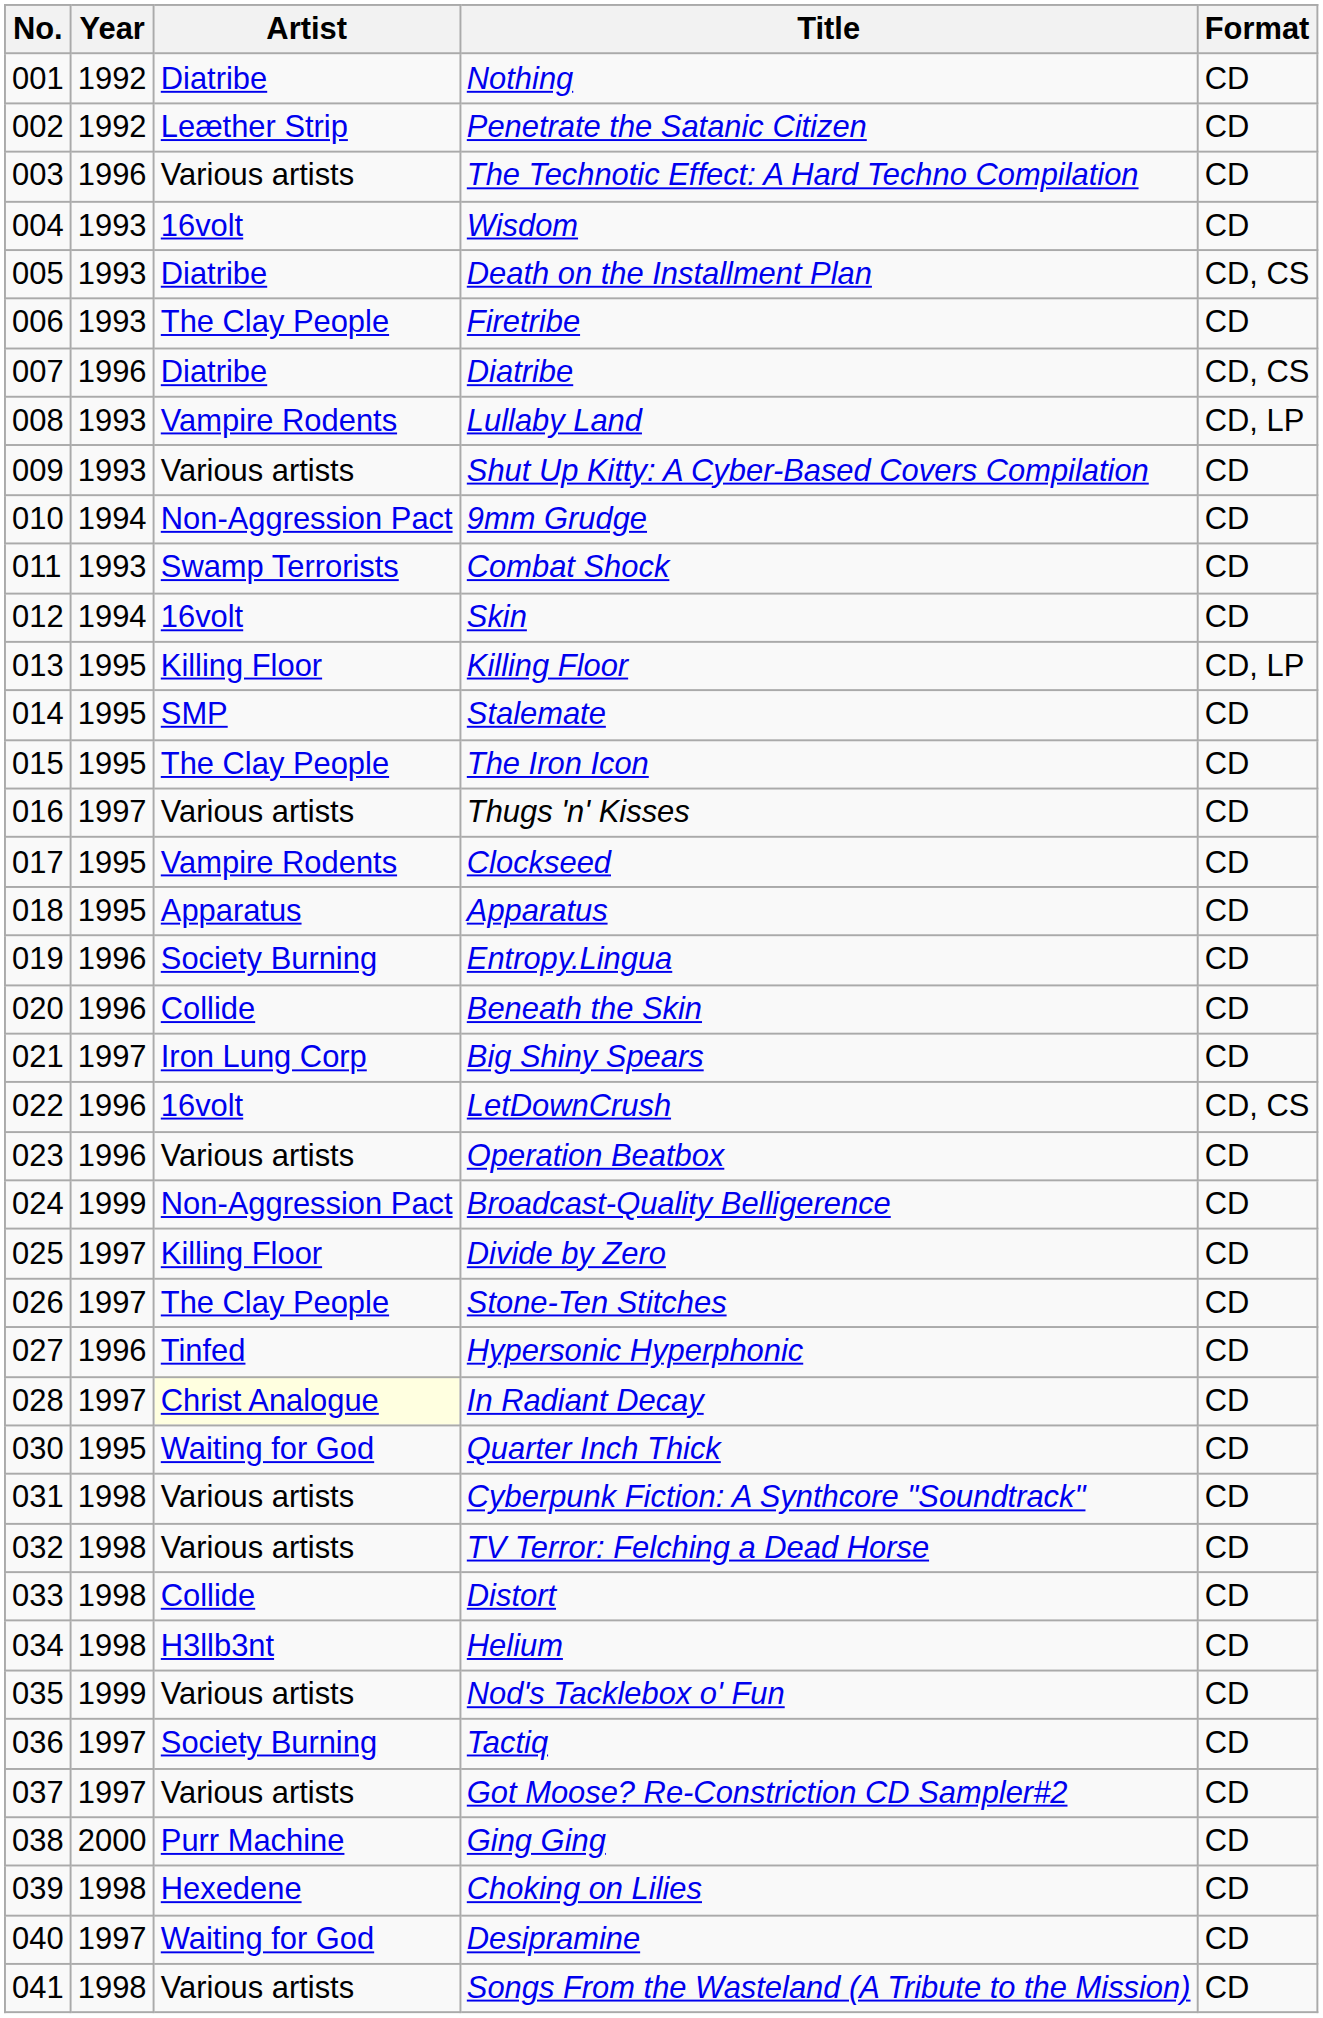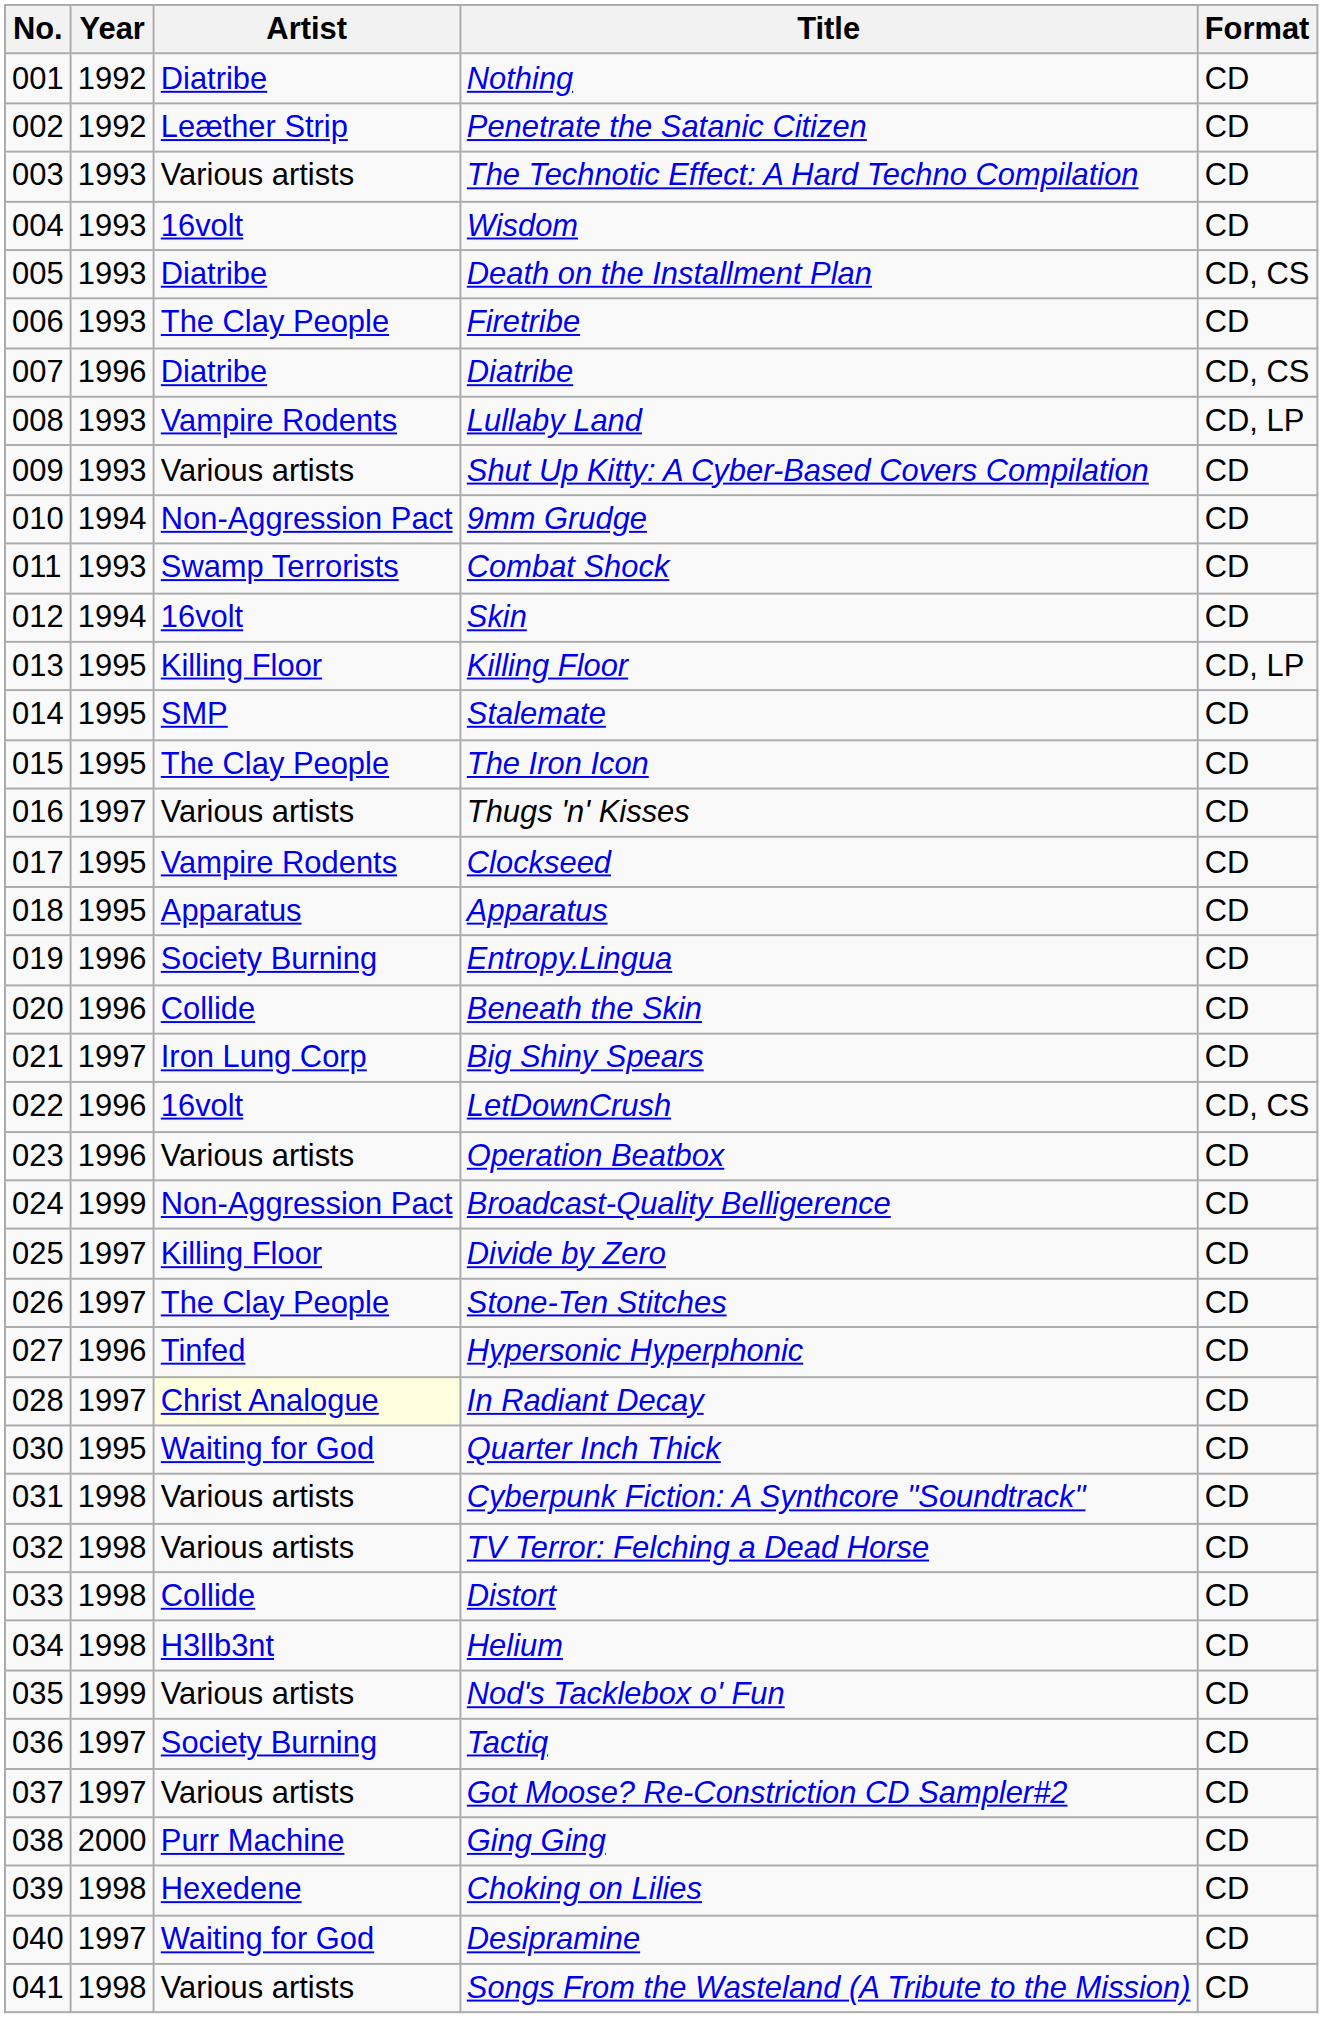(112, 175) 1996 -> (112, 175) 1993
